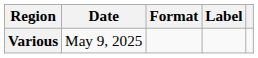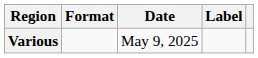columns swapped: (104, 16) <-> (174, 16)
